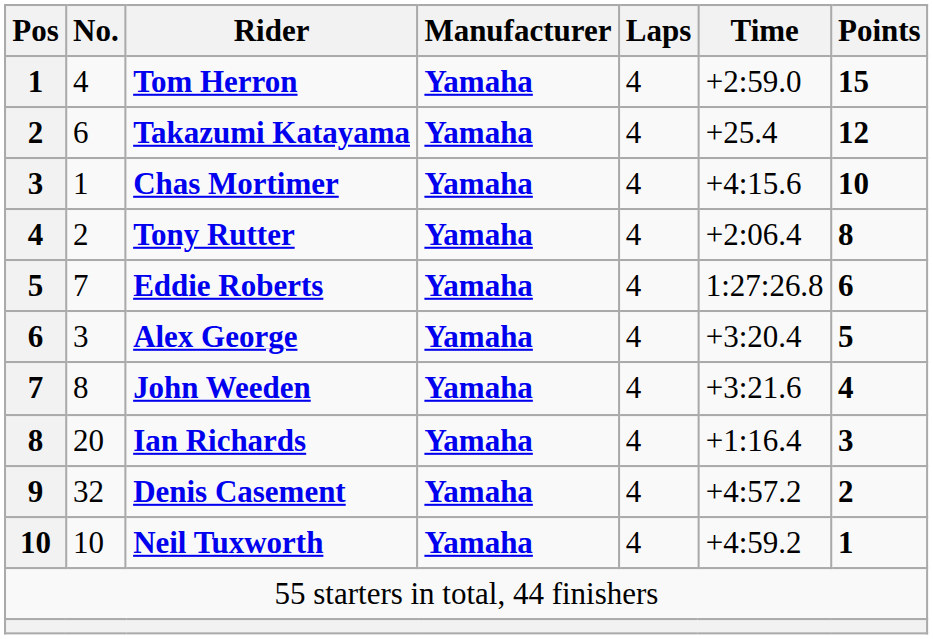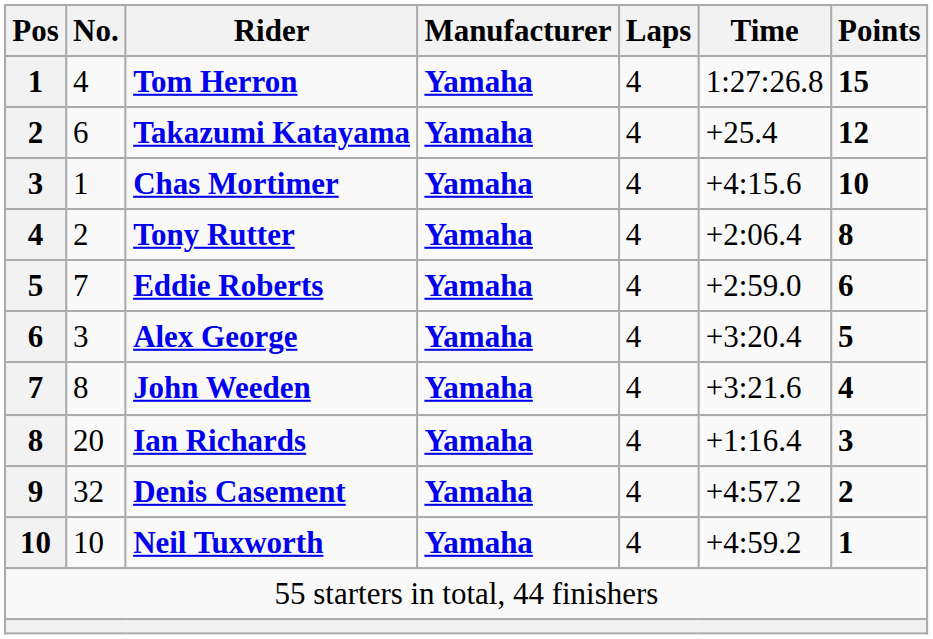(754, 81) +2:59.0 -> (765, 81) 1:27:26.8
(765, 285) 1:27:26.8 -> (754, 285) +2:59.0
